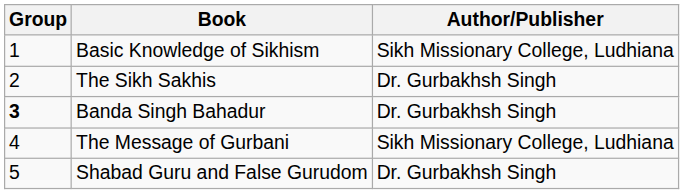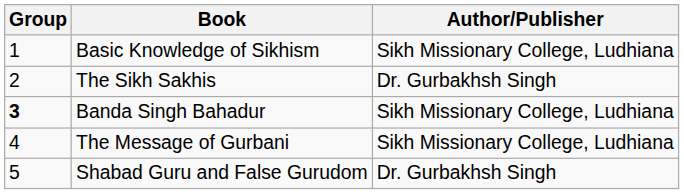(467, 111) Dr. Gurbakhsh Singh -> (525, 111) Sikh Missionary College, Ludhiana
